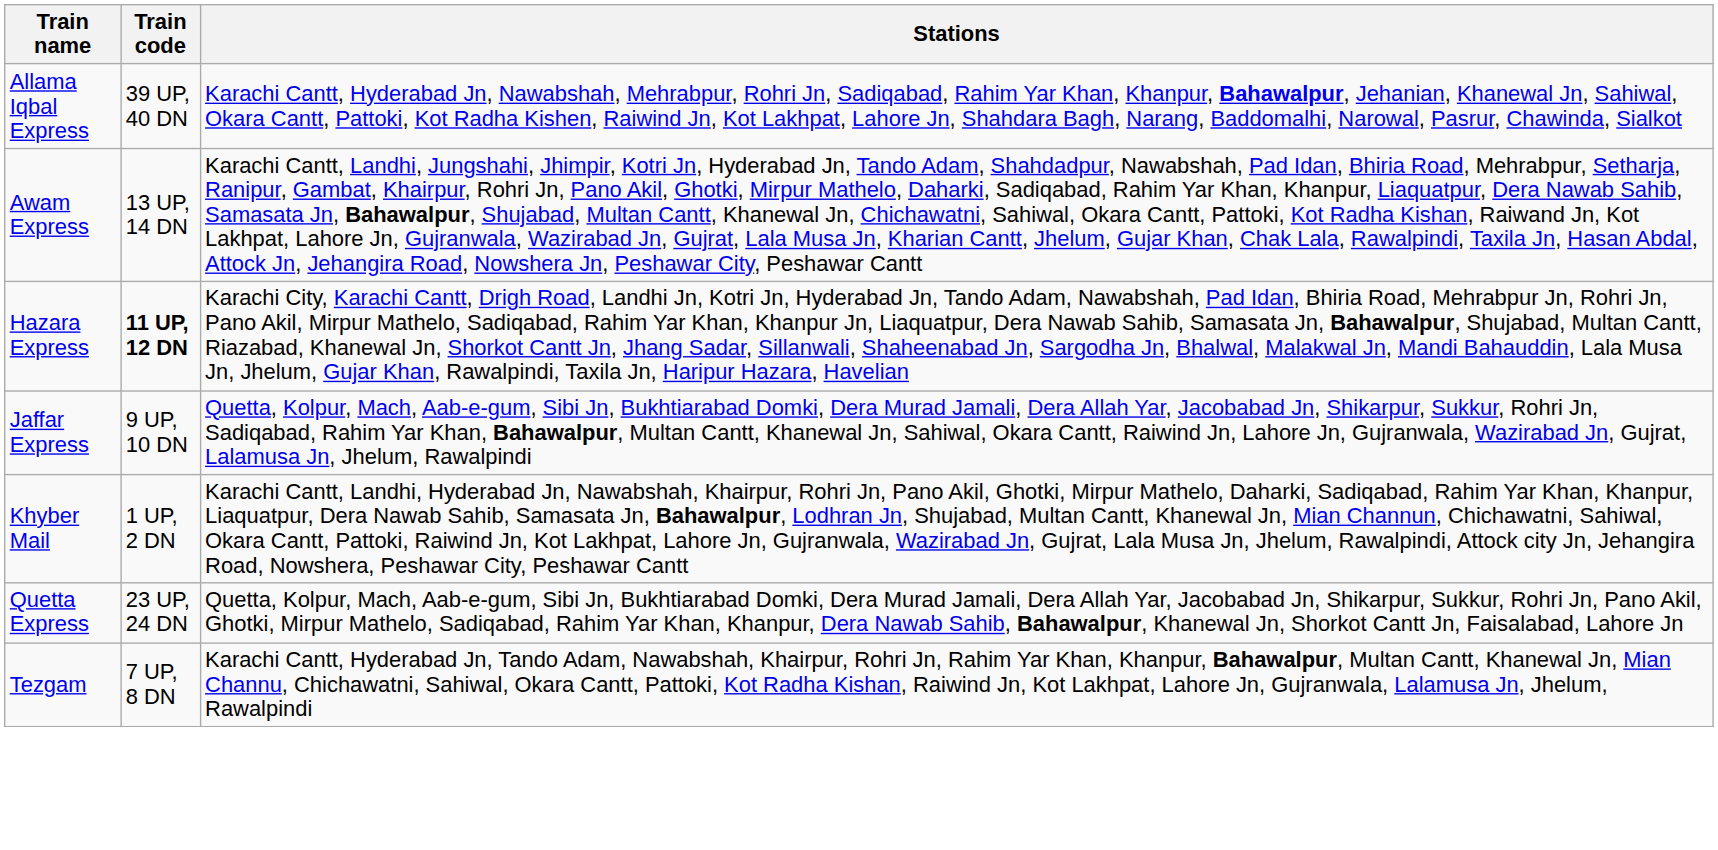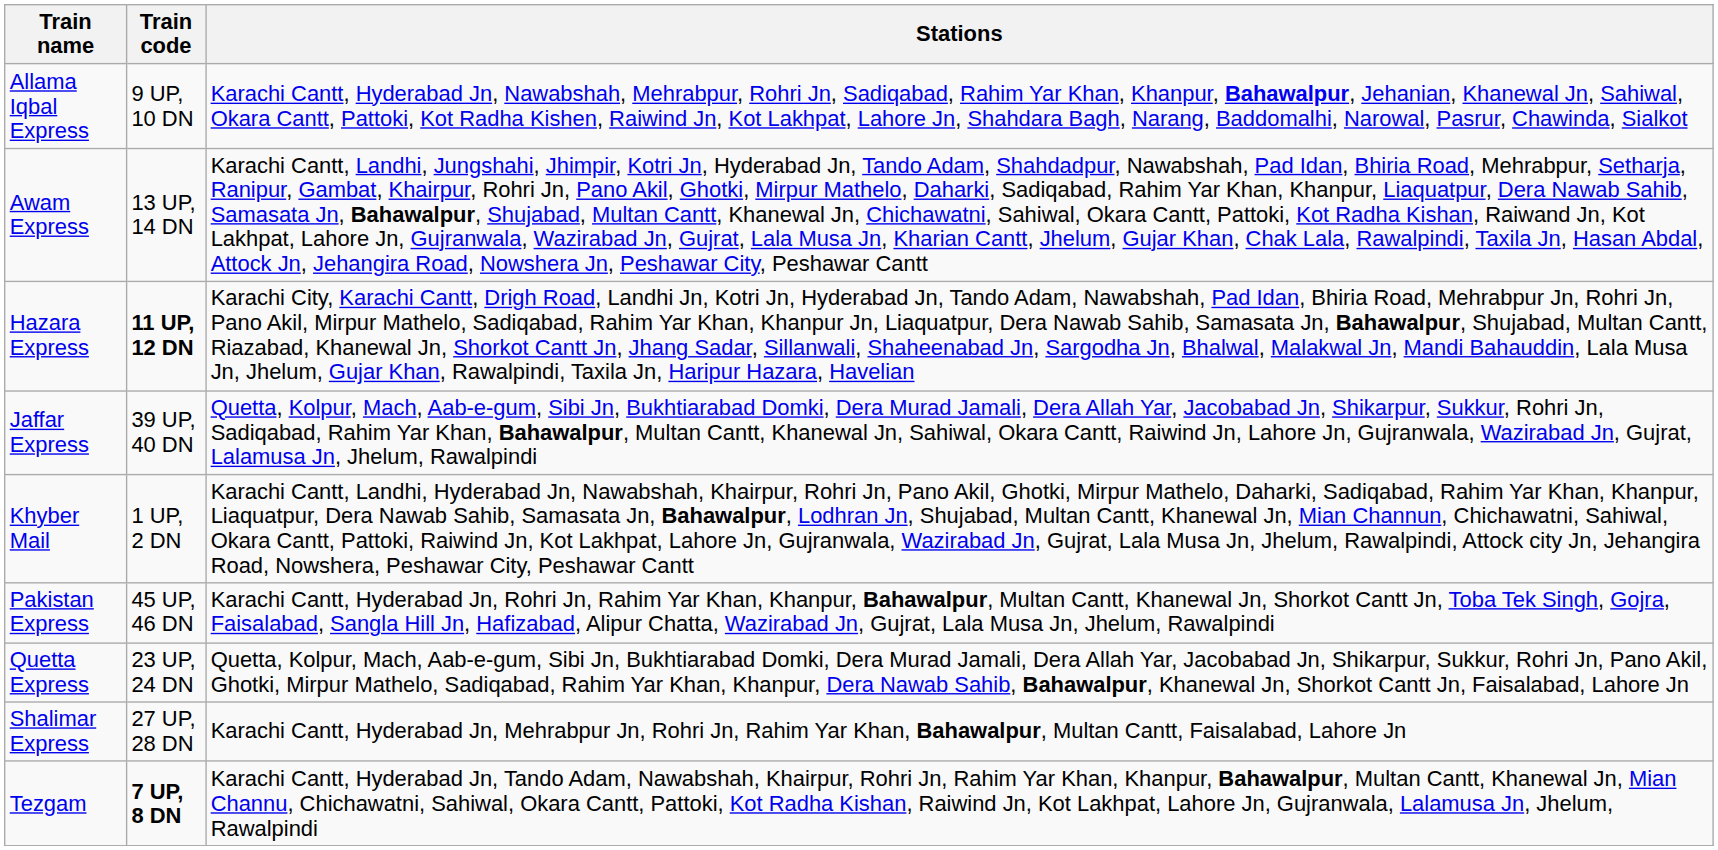(158, 105) 39 UP, 40 DN -> (162, 105) 9 UP, 10 DN
(157, 432) 9 UP, 10 DN -> (163, 432) 39 UP, 40 DN
+ row: (52, 612)
+ row: (53, 731)
(152, 684) normal -> (157, 803) bold
